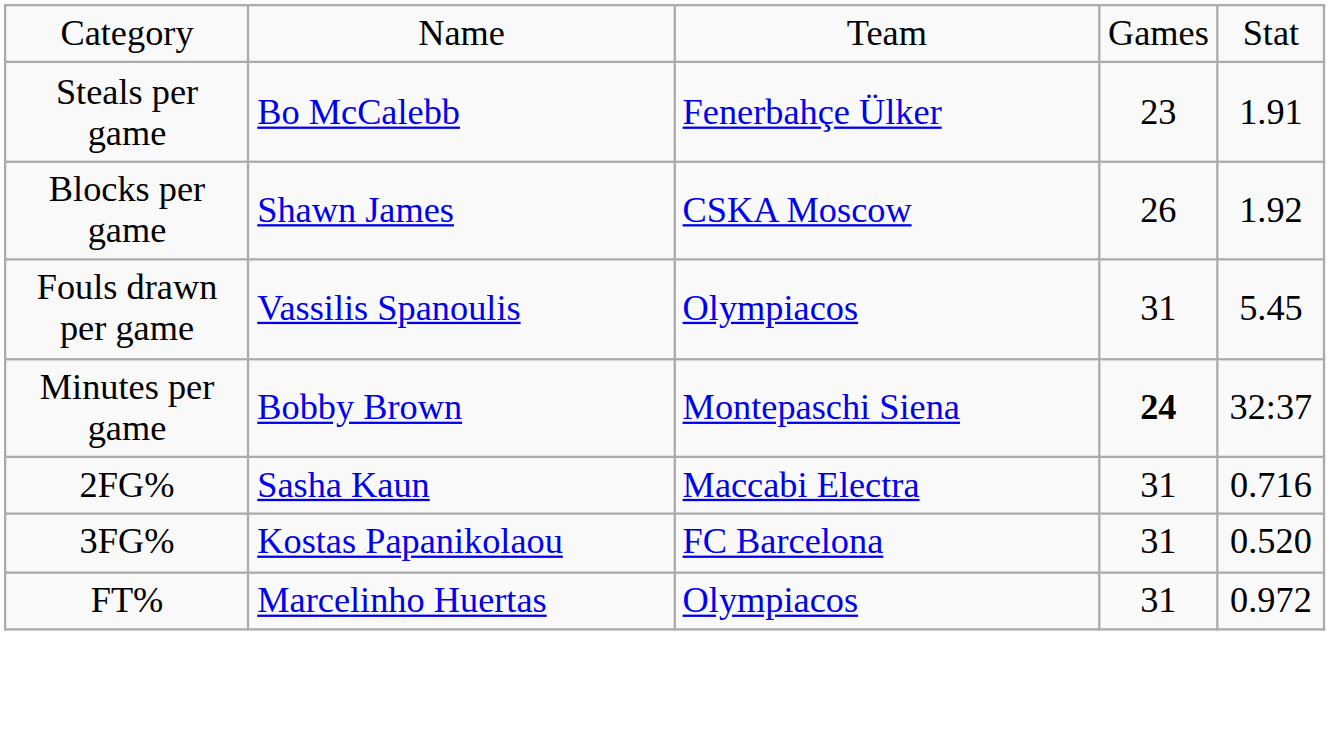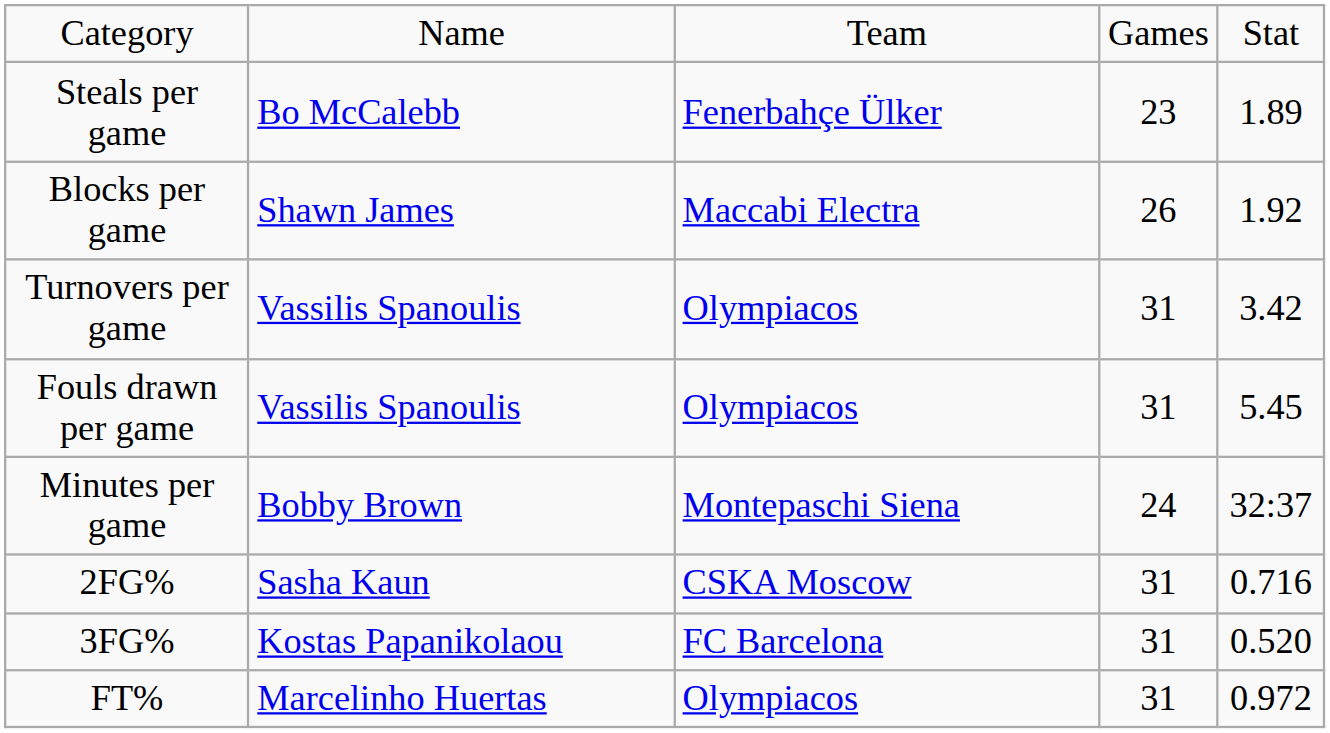(1271, 111) 1.91 -> (1271, 111) 1.89
(797, 209) CSKA Moscow -> (801, 209) Maccabi Electra
+ row: (127, 308)
(1158, 406) bold -> (1158, 505) normal
(801, 484) Maccabi Electra -> (797, 583) CSKA Moscow
